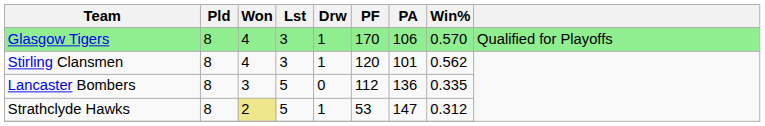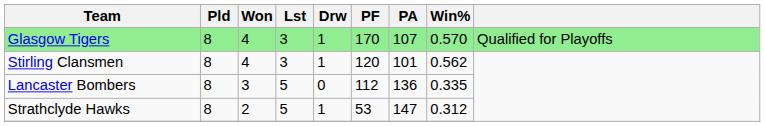(405, 39) 106 -> (405, 39) 107
(245, 109) khaki background -> (245, 109) no background
